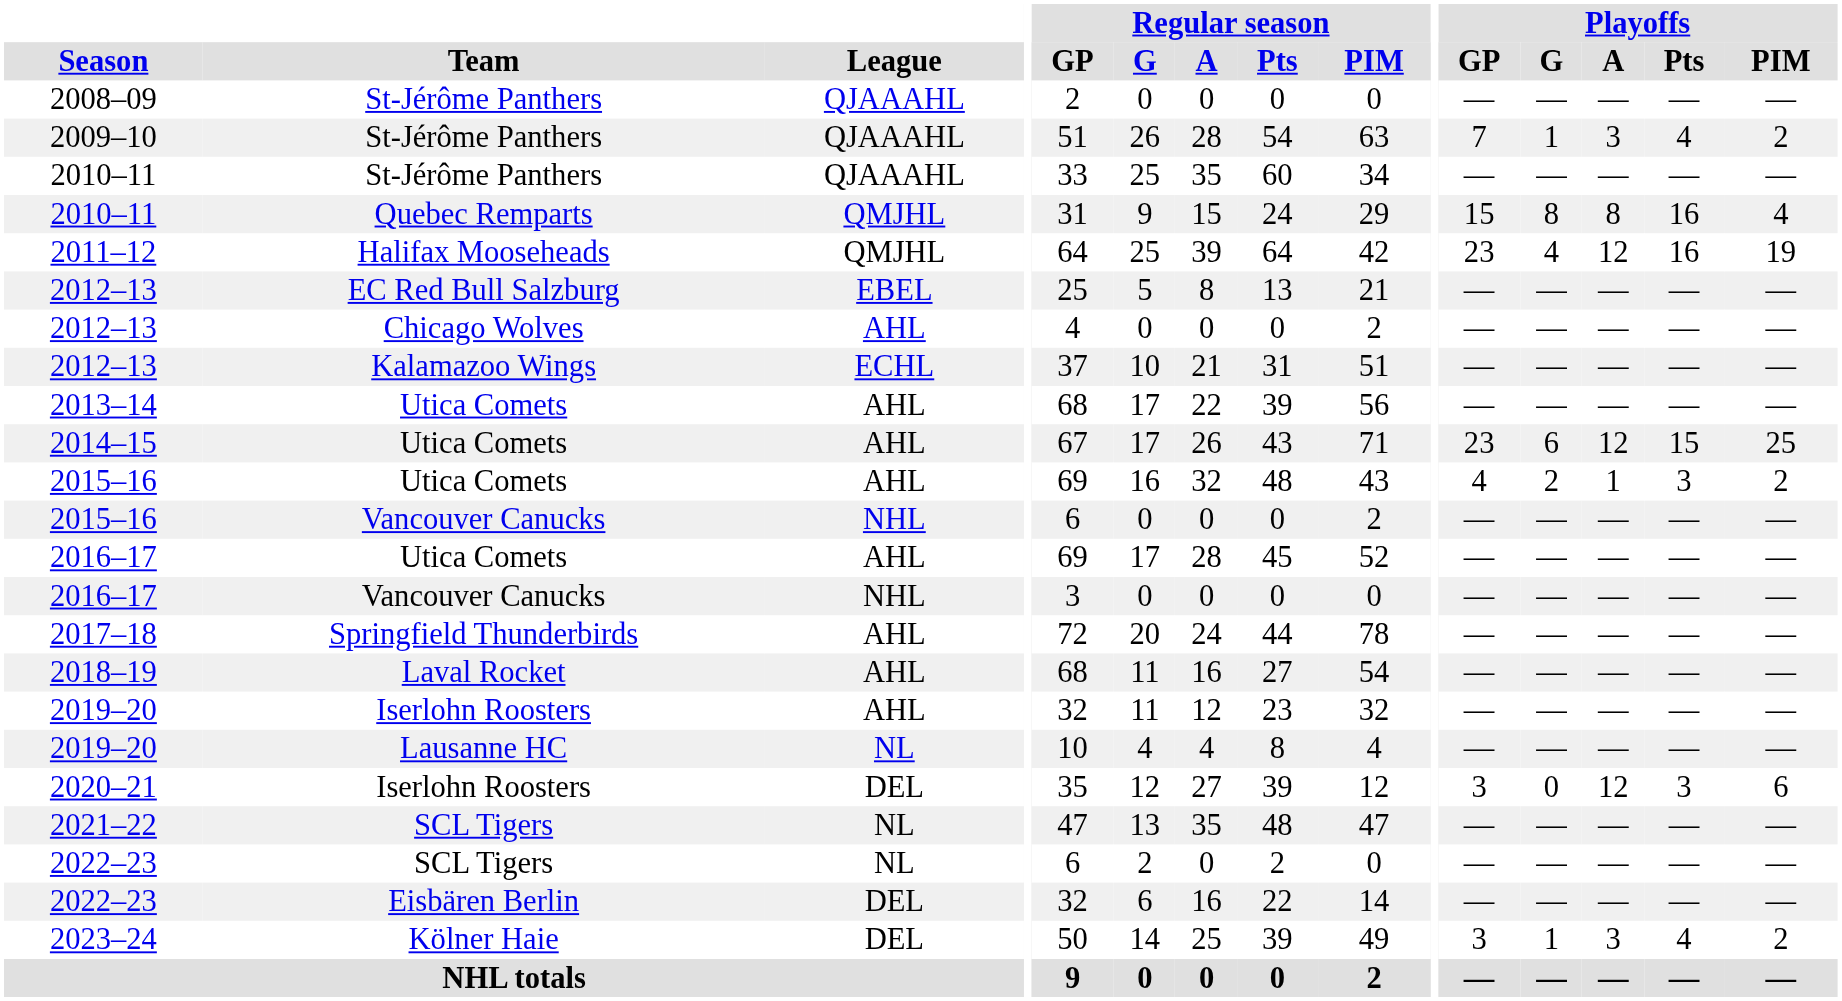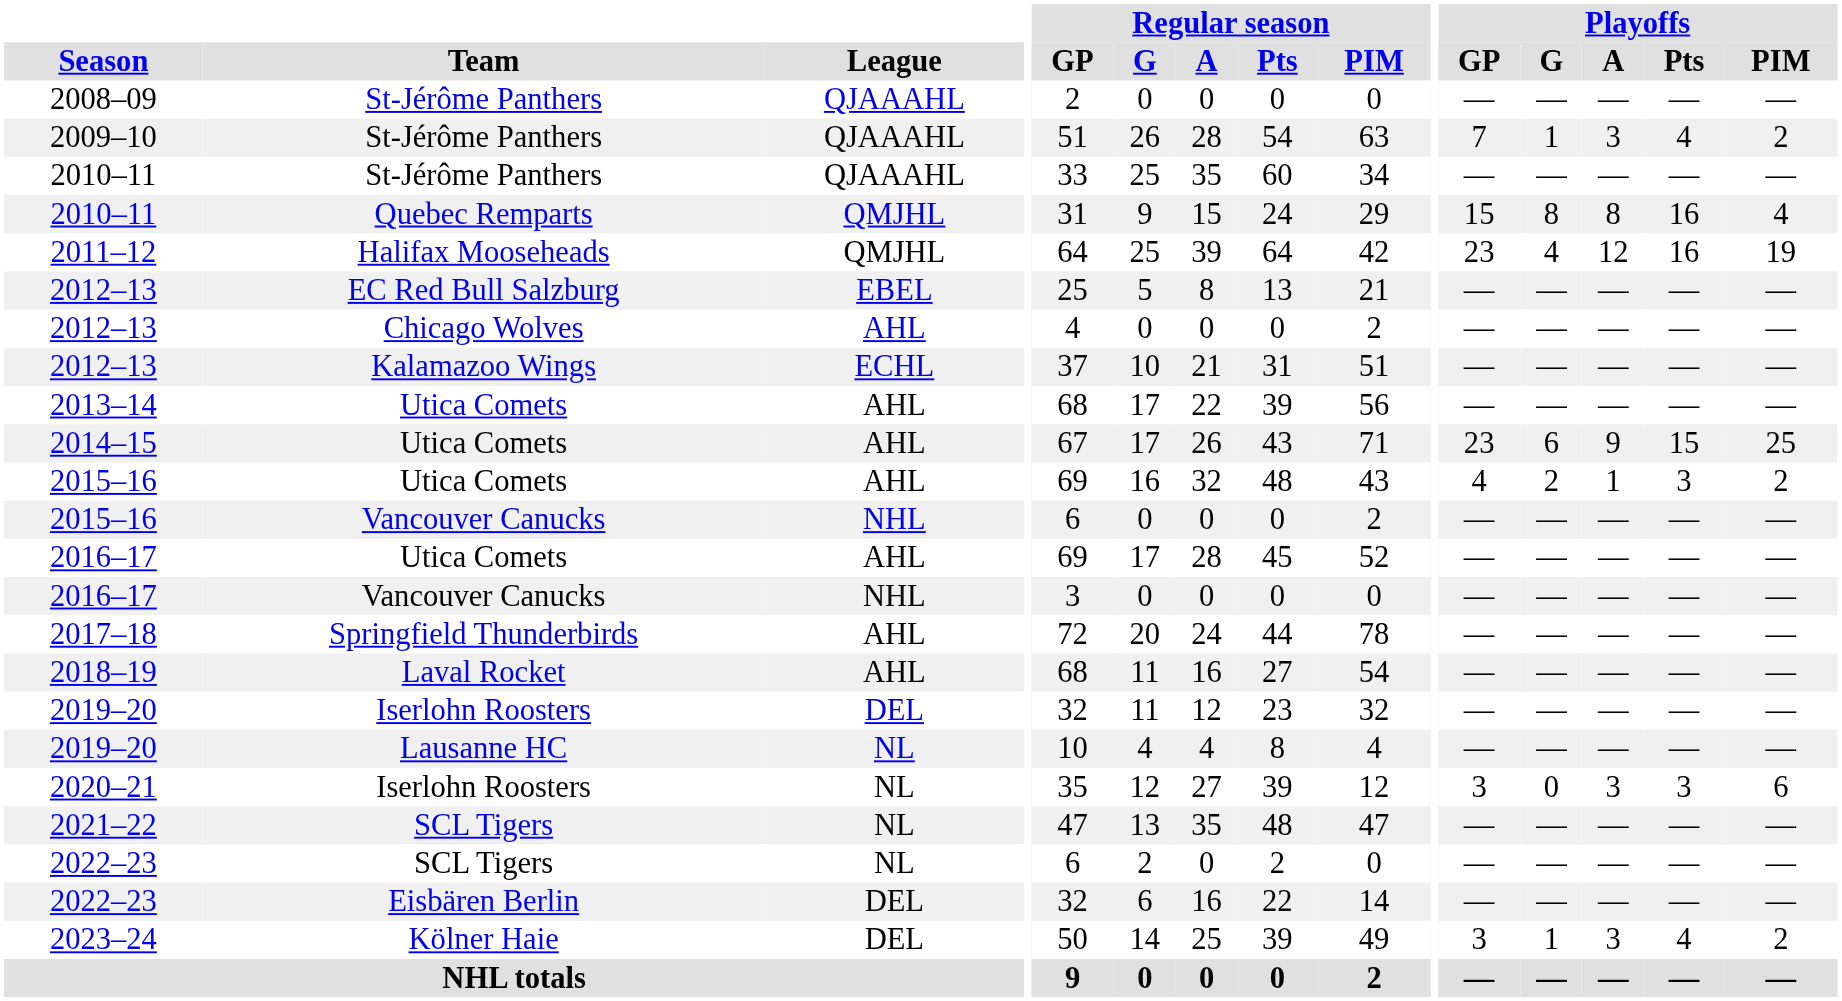(1613, 442) 12 -> (1613, 442) 9
(894, 710) AHL -> (894, 710) DEL
(894, 786) DEL -> (894, 786) NL
(1613, 786) 12 -> (1613, 786) 3
